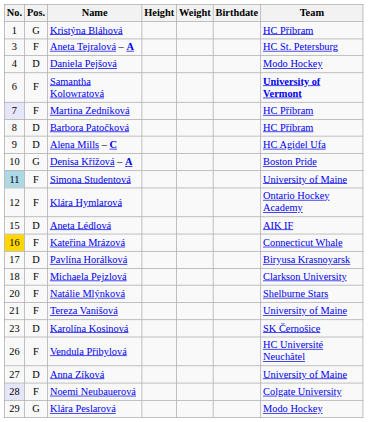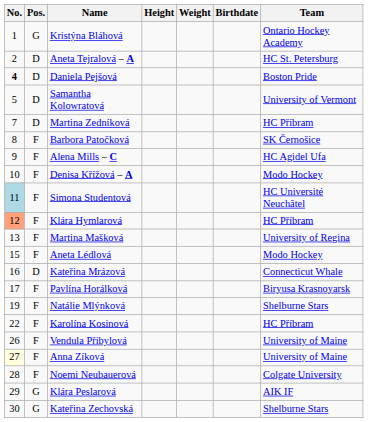(288, 30) HC Příbram -> (296, 36) Ontario Hockey Academy
(14, 47) 3 -> (14, 59) 2
(36, 47) F -> (36, 59) D
(14, 64) normal -> (14, 76) bold
(293, 64) Modo Hockey -> (290, 76) Boston Pride
(14, 87) 6 -> (14, 100) 5
(36, 87) F -> (36, 100) D
(292, 87) bold -> (310, 100) normal
(14, 111) lavender background -> (14, 123) no background
(36, 111) F -> (36, 123) D
(36, 128) D -> (36, 140) F
(288, 128) HC Příbram -> (292, 140) SK Černošice
(36, 145) D -> (36, 157) F
(36, 162) G -> (36, 174) F
(290, 162) Boston Pride -> (293, 174) Modo Hockey
(305, 179) University of Maine -> (293, 197) HC Université Neuchâtel
(14, 202) no background -> (14, 221) lightsalmon background
(296, 202) Ontario Hockey Academy -> (288, 221) HC Příbram
+ row: (87, 238)
(36, 226) D -> (36, 255) F
(278, 226) AIK IF -> (293, 255) Modo Hockey
(14, 243) gold background -> (14, 272) no background
(36, 243) F -> (36, 272) D
(36, 260) D -> (36, 289) F
- row: (88, 277)
(14, 294) 20 -> (14, 306) 19
- row: (84, 311)
(14, 328) 23 -> (14, 323) 22
(36, 328) D -> (36, 323) F
(292, 328) SK Černošice -> (288, 323) HC Příbram
(293, 351) HC Université Neuchâtel -> (305, 340) University of Maine
(14, 375) no background -> (14, 357) lightyellow background
(36, 375) D -> (36, 357) F
(14, 392) lavender background -> (14, 375) no background
(293, 409) Modo Hockey -> (278, 392) AIK IF
+ row: (91, 409)
